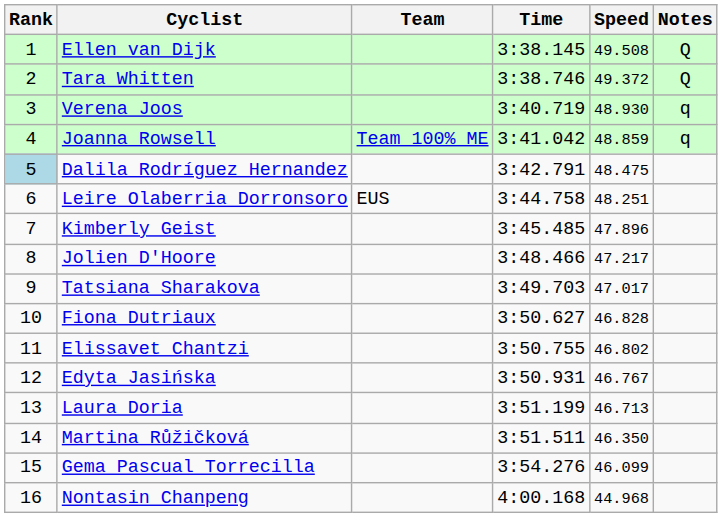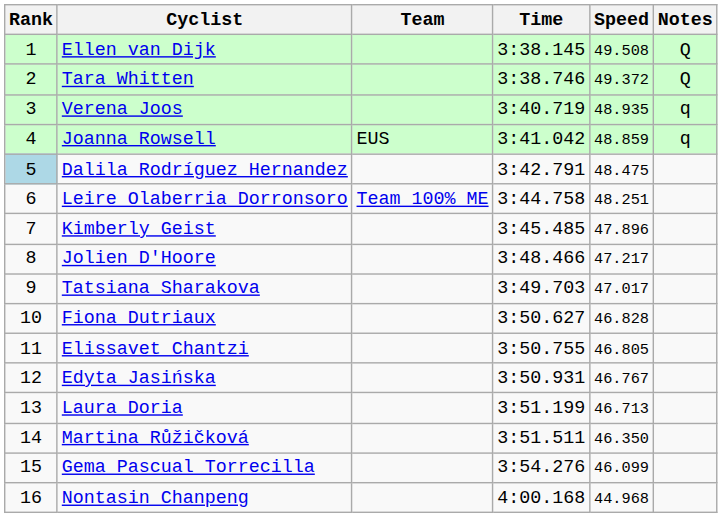(622, 110) 48.930 -> (622, 110) 48.935
(423, 139) Team 100% ME -> (373, 139) EUS
(373, 199) EUS -> (423, 199) Team 100% ME
(622, 349) 46.802 -> (622, 349) 46.805
